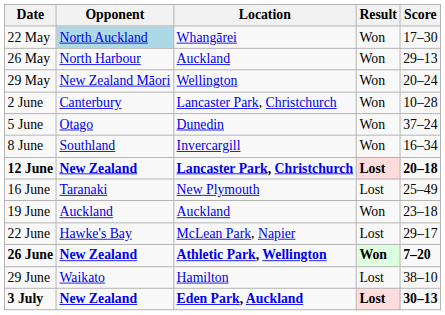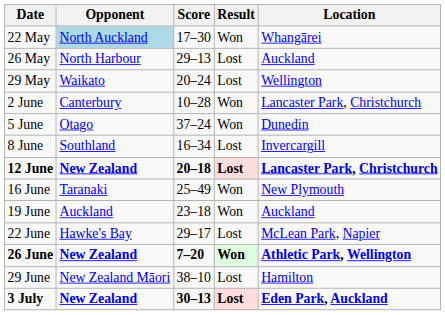columns swapped: (265, 15) <-> (420, 15)
(372, 59) Won -> (230, 59) Lost
(115, 80) New Zealand Māori -> (82, 80) Waikato
(372, 80) Won -> (230, 80) Lost
(372, 146) Won -> (230, 146) Lost
(372, 189) Lost -> (230, 189) Won
(82, 277) Waikato -> (115, 277) New Zealand Māori
